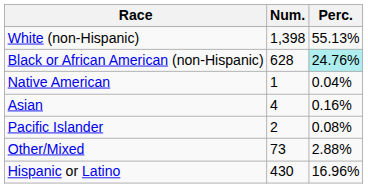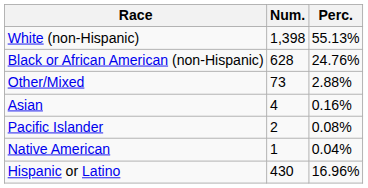(336, 60) paleturquoise background -> (336, 60) no background
rows swapped: (59, 82) <-> (46, 149)
